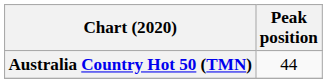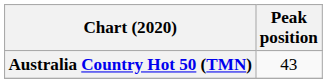(289, 64) 44 -> (289, 64) 43
